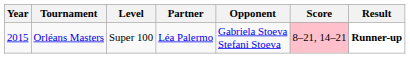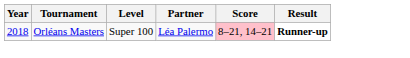- column: (253, 13)
(18, 37) 2015 -> (18, 31) 2018
